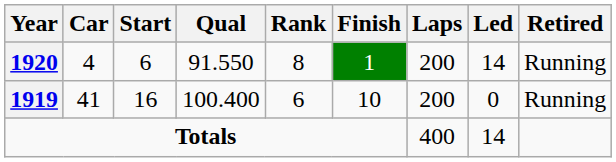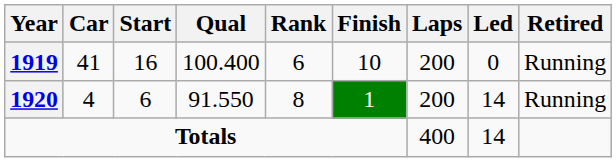rows swapped: (34, 99) <-> (34, 61)
